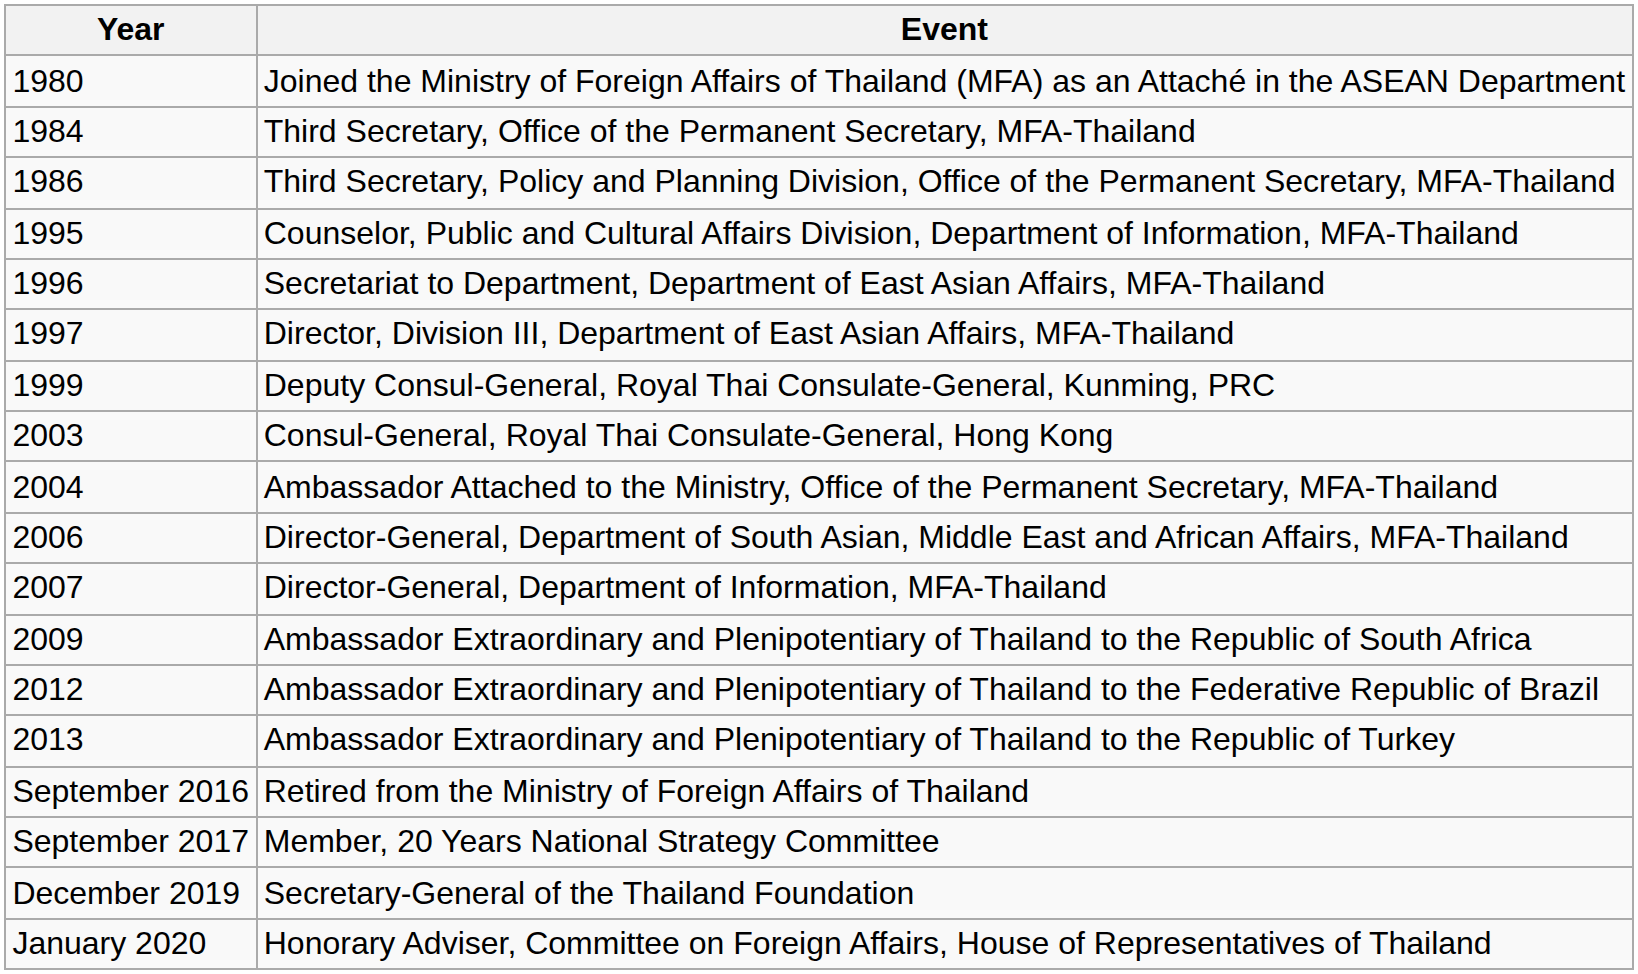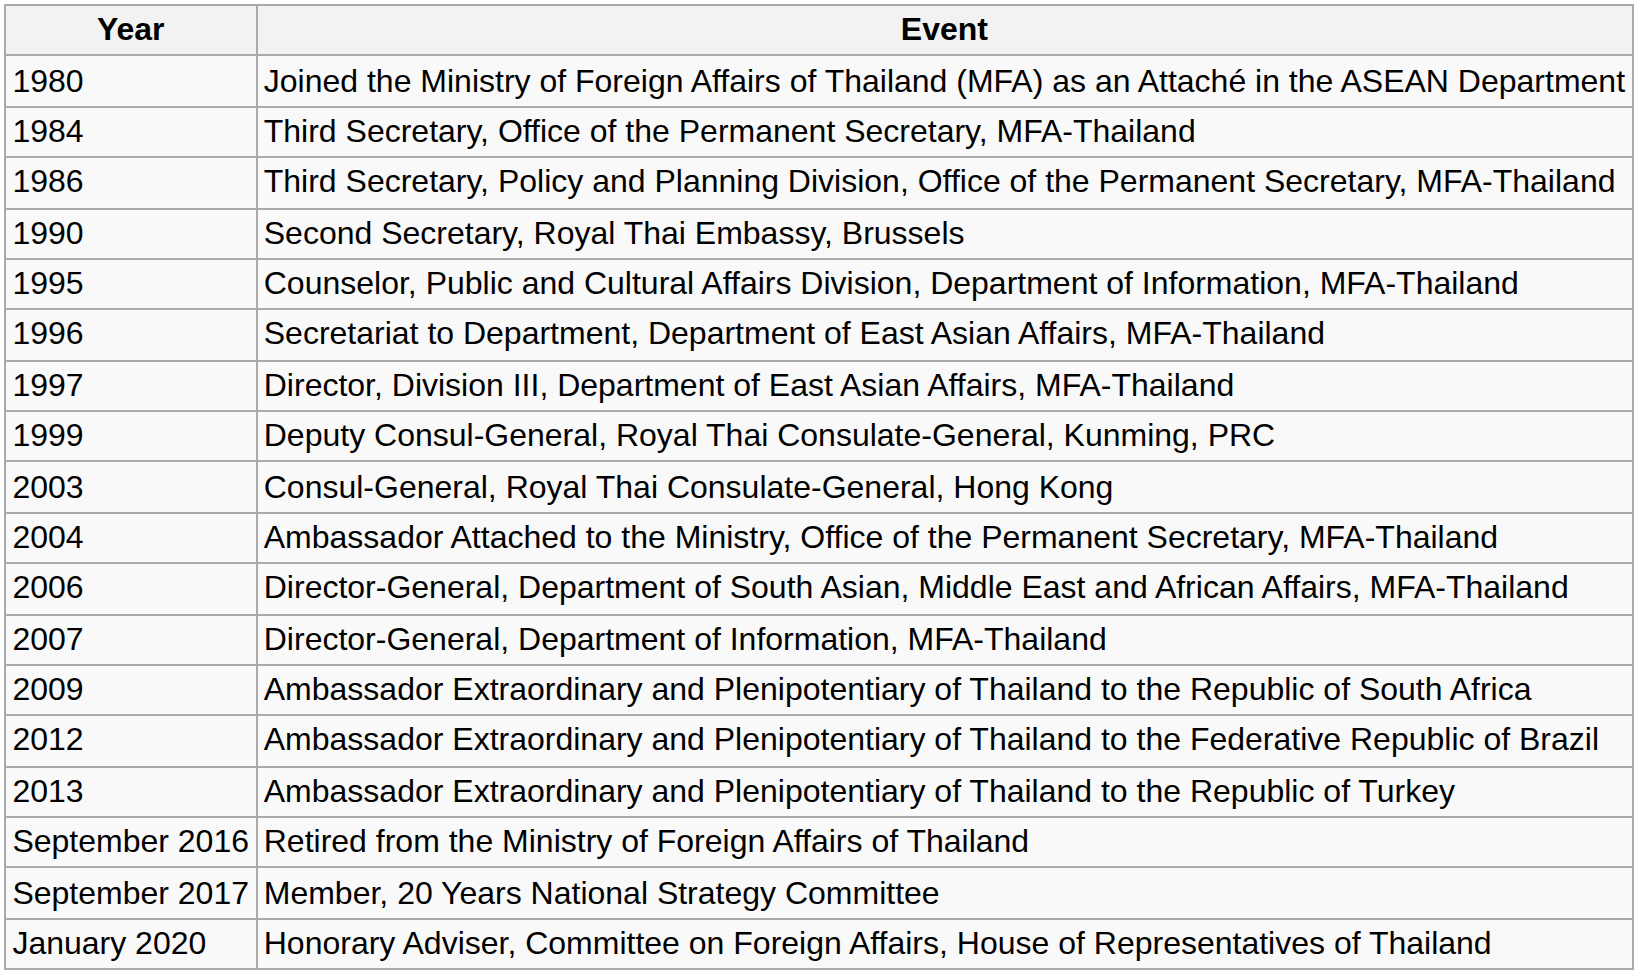+ row: (614, 232)
- row: (589, 892)
